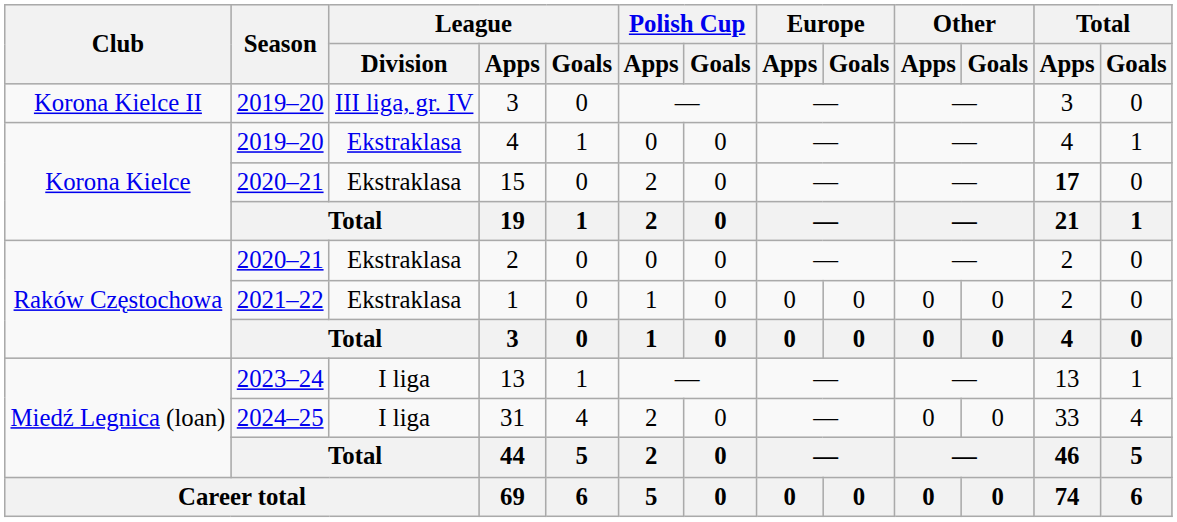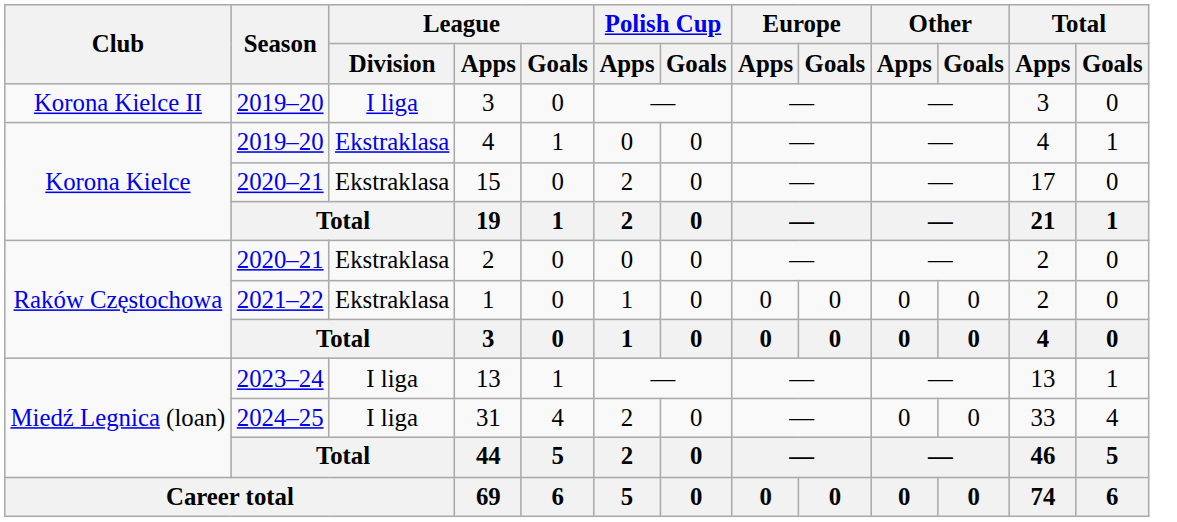(404, 102) III liga, gr. IV -> (392, 102) I liga
(1067, 181) bold -> (1043, 181) normal
